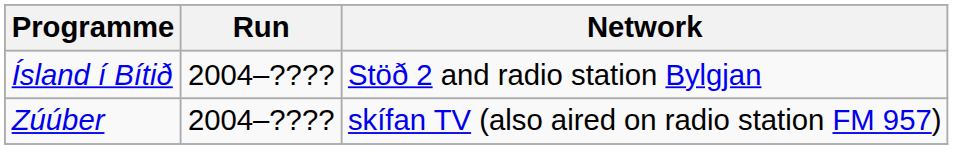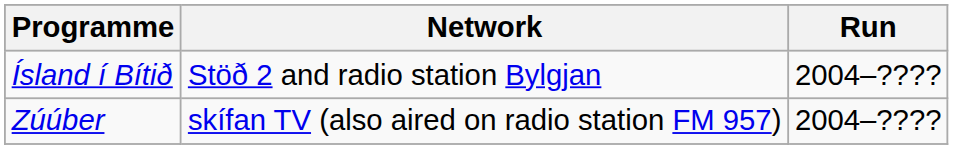columns swapped: (261, 27) <-> (645, 27)
